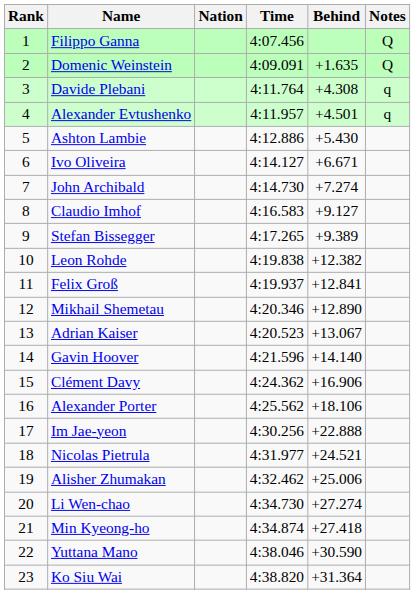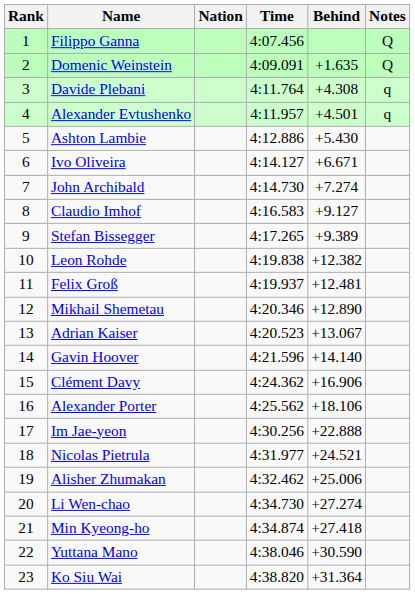(337, 284) +12.841 -> (337, 284) +12.481
